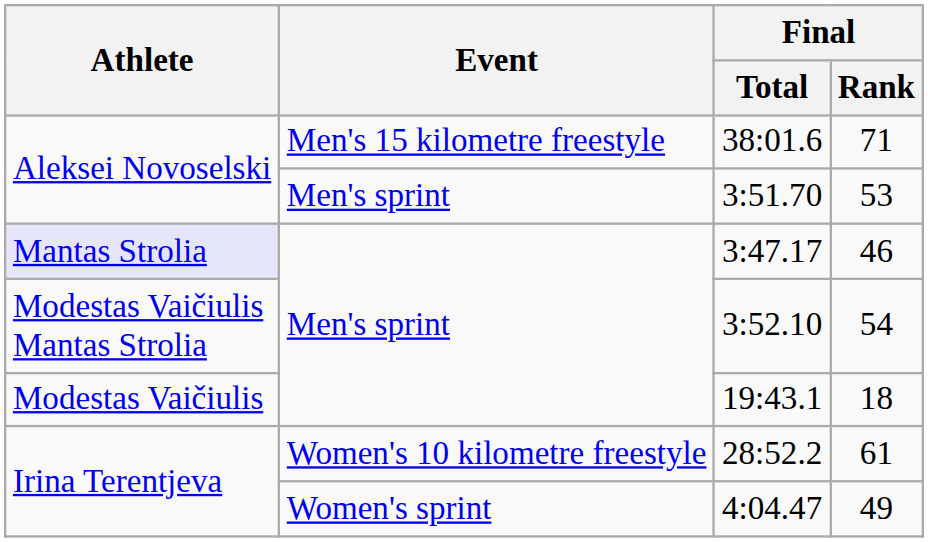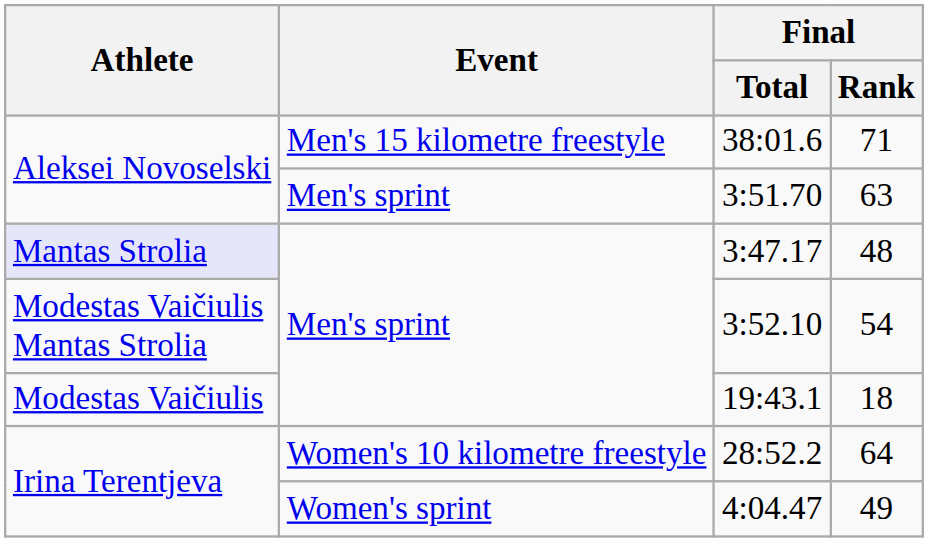(876, 196) 53 -> (876, 196) 63
(876, 250) 46 -> (876, 250) 48
(876, 453) 61 -> (876, 453) 64
